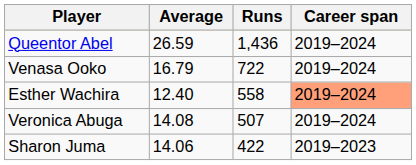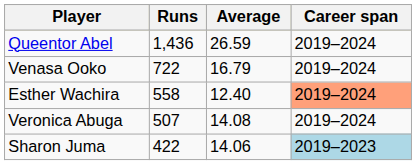columns swapped: (262, 17) <-> (191, 17)
(335, 146) no background -> (335, 146) lightblue background
